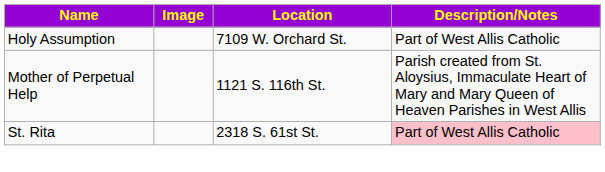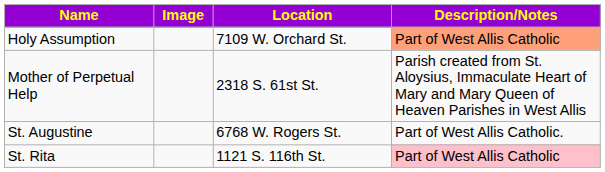(477, 38) no background -> (477, 38) lightsalmon background
(271, 85) 1121 S. 116th St. -> (268, 85) 2318 S. 61st St.
+ row: (50, 133)
(268, 133) 2318 S. 61st St. -> (271, 155) 1121 S. 116th St.
